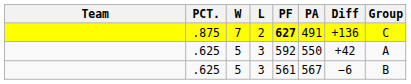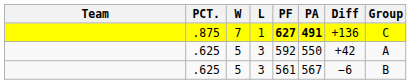(261, 32) 2 -> (261, 32) 1
(312, 32) normal -> (312, 32) bold
